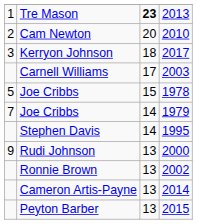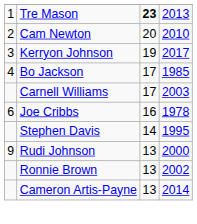(149, 53) 18 -> (149, 53) 19
+ row: (52, 72)
(11, 92) 5 -> (11, 111) 6
(149, 92) 15 -> (149, 111) 16
- row: (49, 111)
- row: (59, 209)
